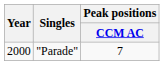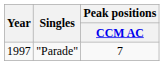(19, 51) 2000 -> (19, 51) 1997
